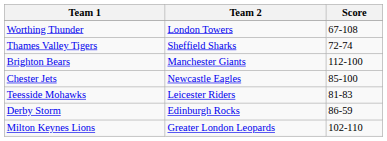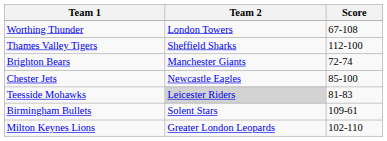(340, 45) 72-74 -> (345, 45) 112-100
(345, 62) 112-100 -> (340, 62) 72-74
(201, 95) no background -> (201, 95) lightgrey background
+ row: (49, 111)
- row: (34, 111)
